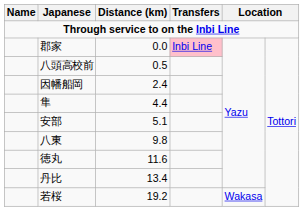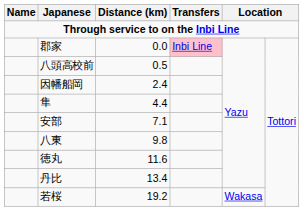(160, 122) 5.1 -> (160, 122) 7.1
